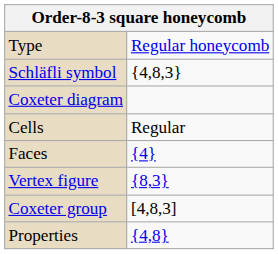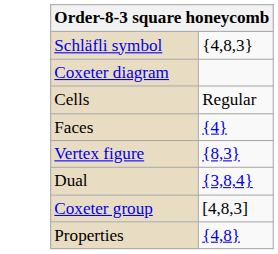- row: (25, 45)
+ row: (71, 181)
